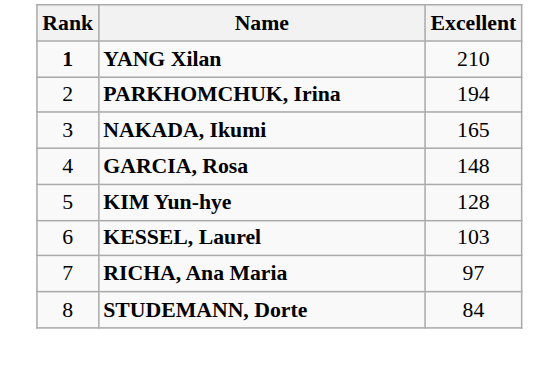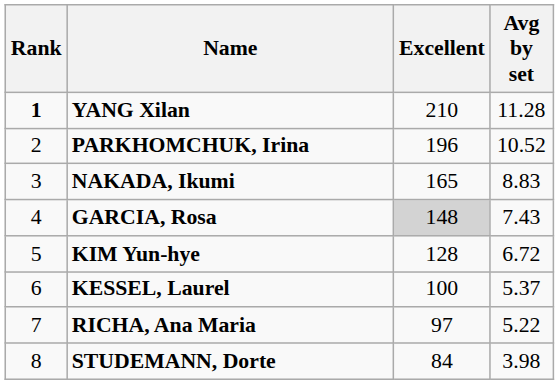+ column: (521, 48)
(473, 94) 194 -> (442, 145) 196
(473, 165) no background -> (442, 217) lightgrey background
(473, 237) 103 -> (442, 288) 100
